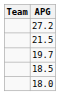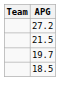- row: (43, 84)
